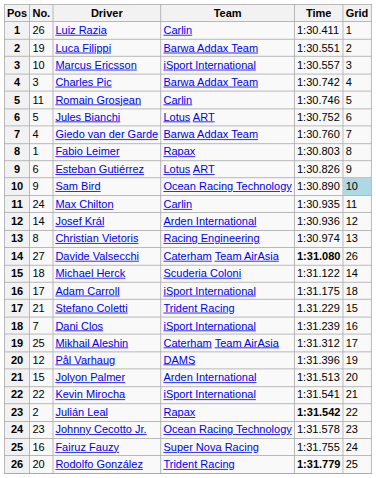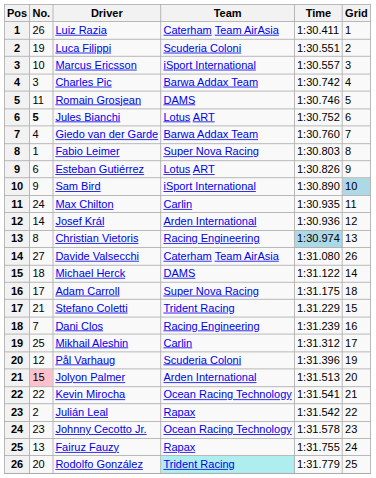(178, 30) Carlin -> (221, 30) Caterham Team AirAsia
(211, 47) Barwa Addax Team -> (202, 47) Scuderia Coloni
(178, 100) Carlin -> (179, 100) DAMS
(35, 117) normal -> (35, 117) bold
(179, 152) Rapax -> (211, 152) Super Nova Racing
(228, 186) Ocean Racing Technology -> (210, 186) iSport International
(318, 238) no background -> (318, 238) lightblue background
(319, 256) bold -> (318, 256) normal
(202, 273) Scuderia Coloni -> (179, 273) DAMS
(210, 291) iSport International -> (211, 291) Super Nova Racing
(210, 325) iSport International -> (211, 325) Racing Engineering
(221, 343) Caterham Team AirAsia -> (178, 343) Carlin
(179, 360) DAMS -> (202, 360) Scuderia Coloni
(39, 377) no background -> (39, 377) pink background
(210, 395) iSport International -> (228, 395) Ocean Racing Technology
(319, 412) bold -> (318, 412) normal
(39, 447) 16 -> (39, 447) 13
(211, 447) Super Nova Racing -> (179, 447) Rapax
(199, 464) no background -> (199, 464) paleturquoise background
(319, 464) bold -> (318, 464) normal
